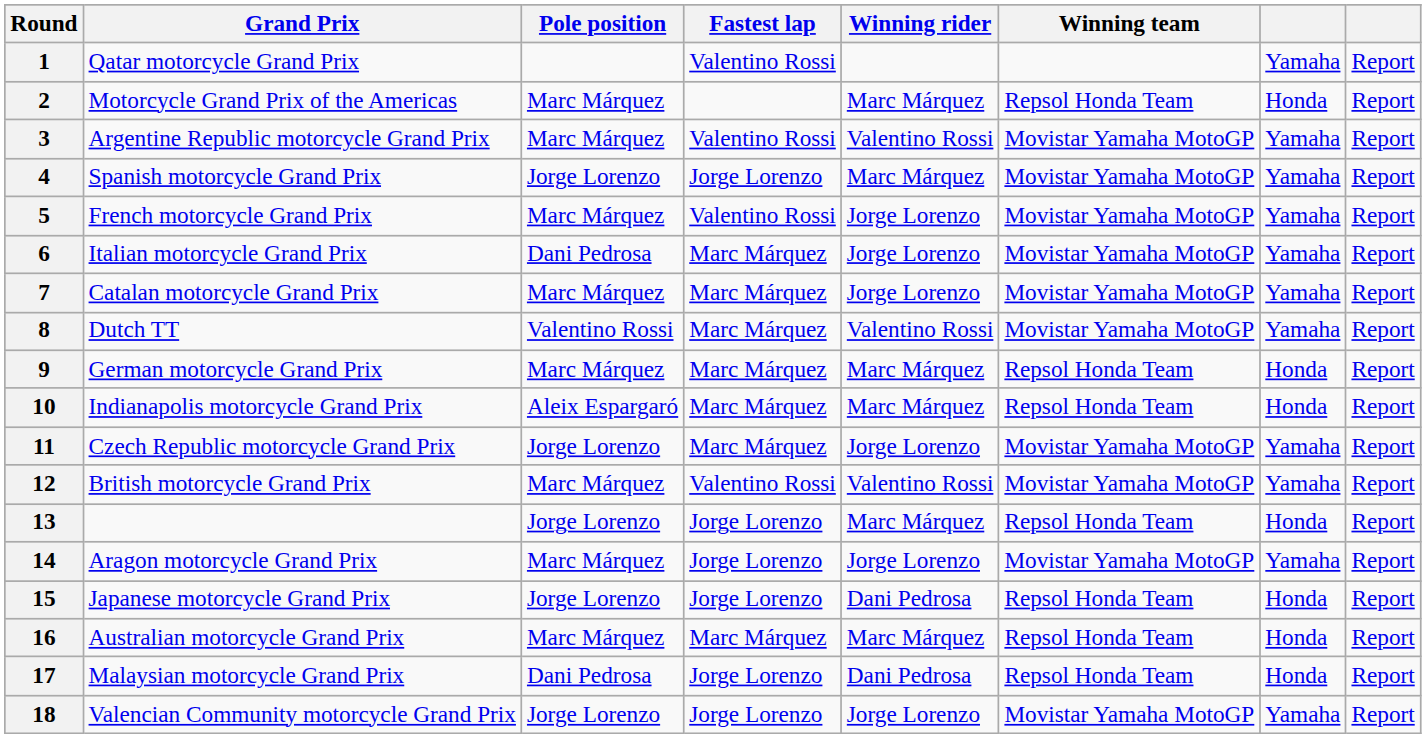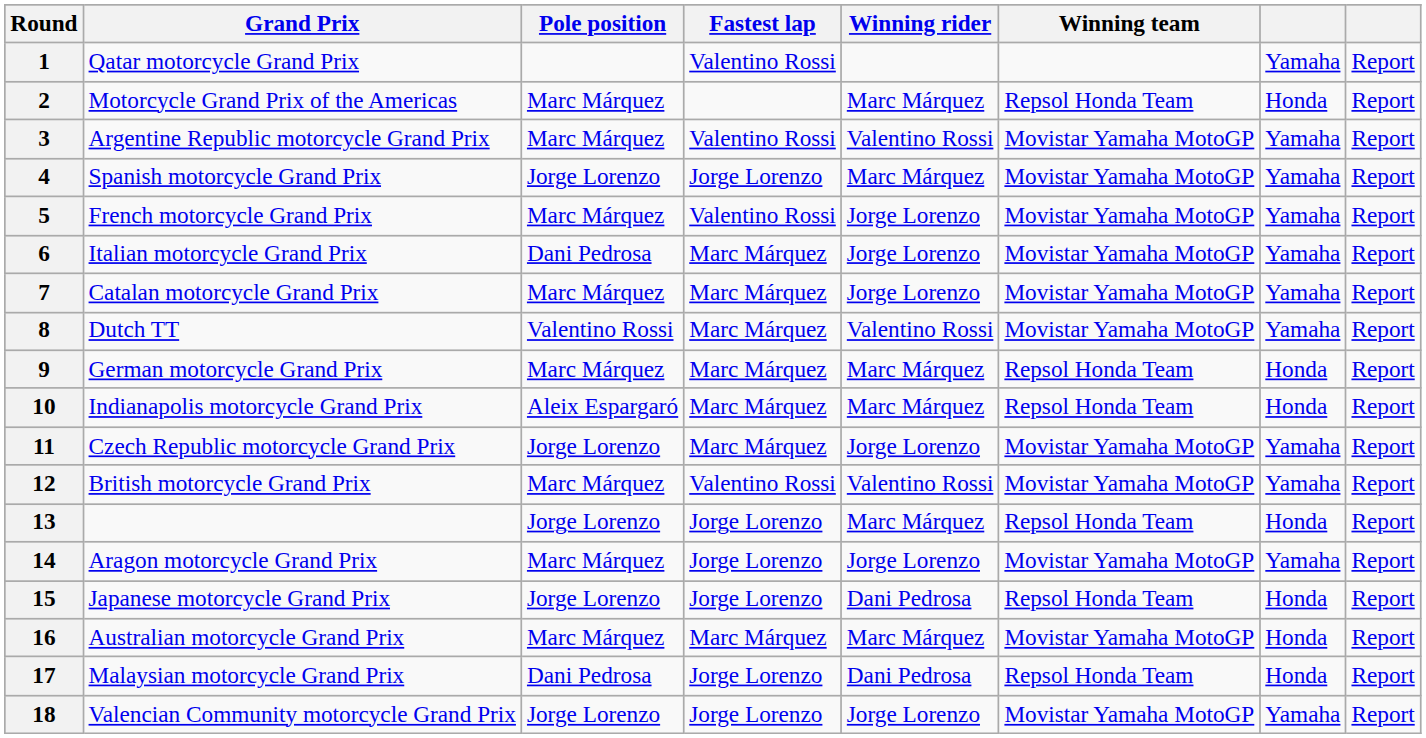(1099, 637) Repsol Honda Team -> (1129, 637) Movistar Yamaha MotoGP
